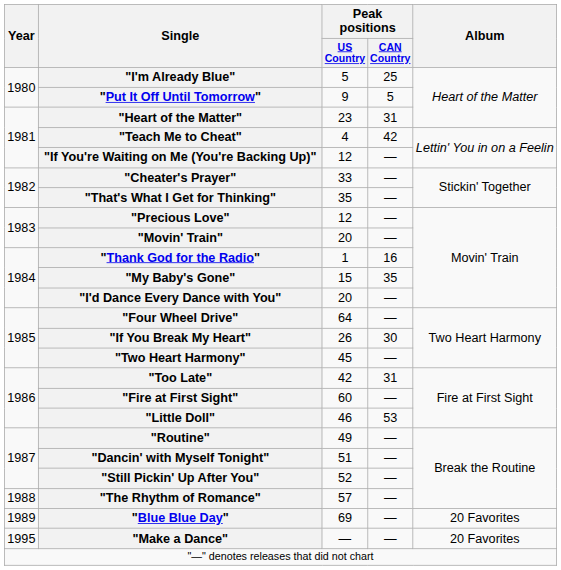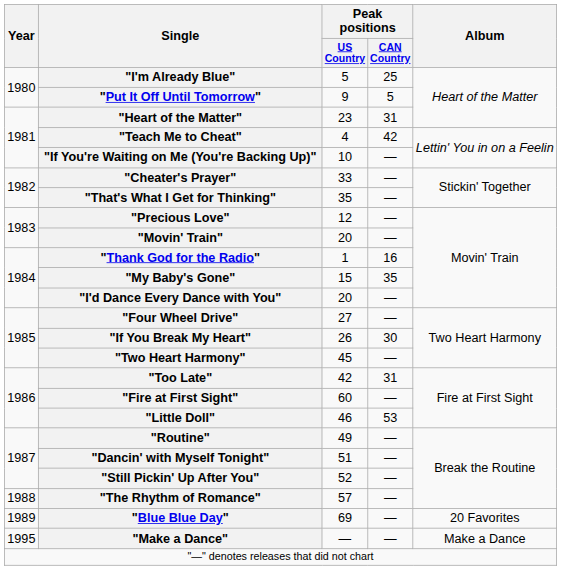(345, 157) 12 -> (345, 157) 10
(345, 318) 64 -> (345, 318) 27
(485, 538) 20 Favorites -> (485, 538) Make a Dance
